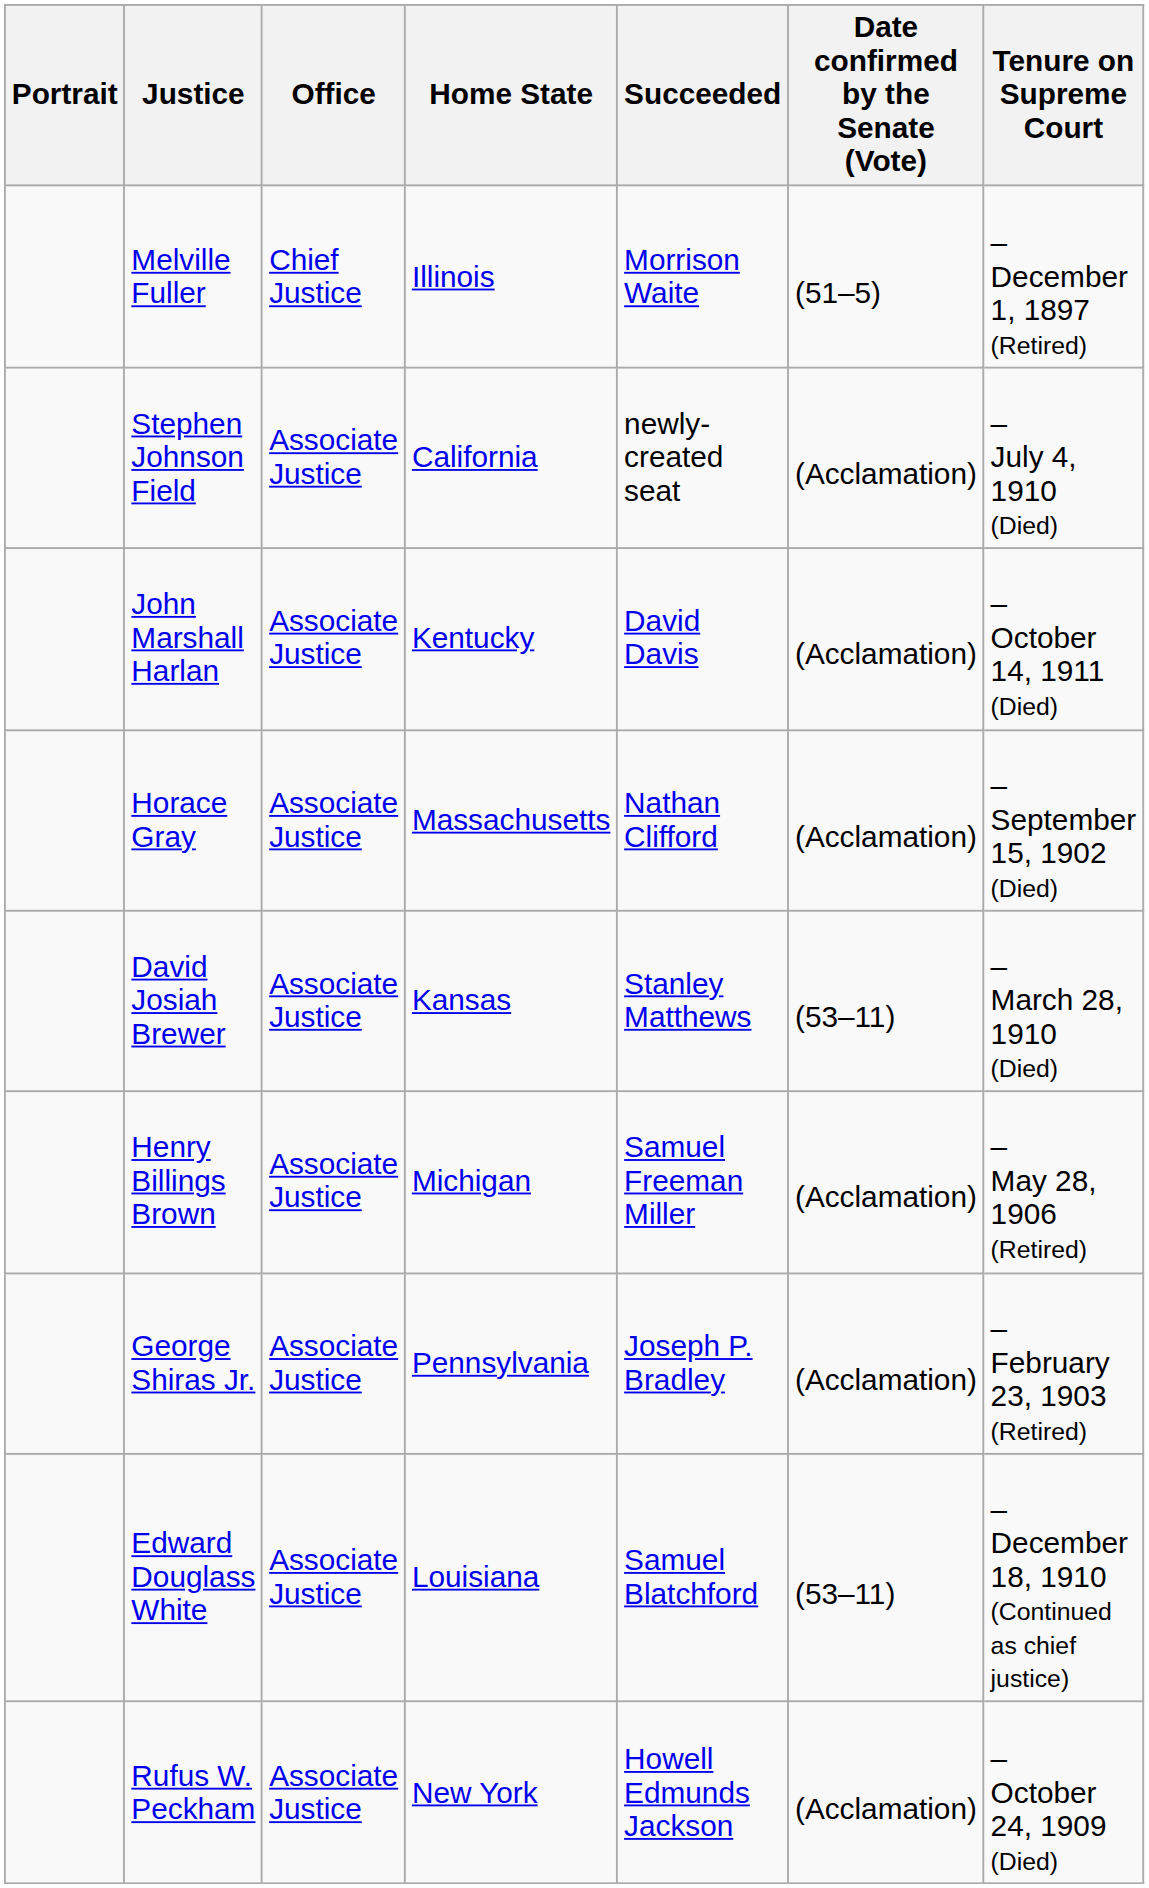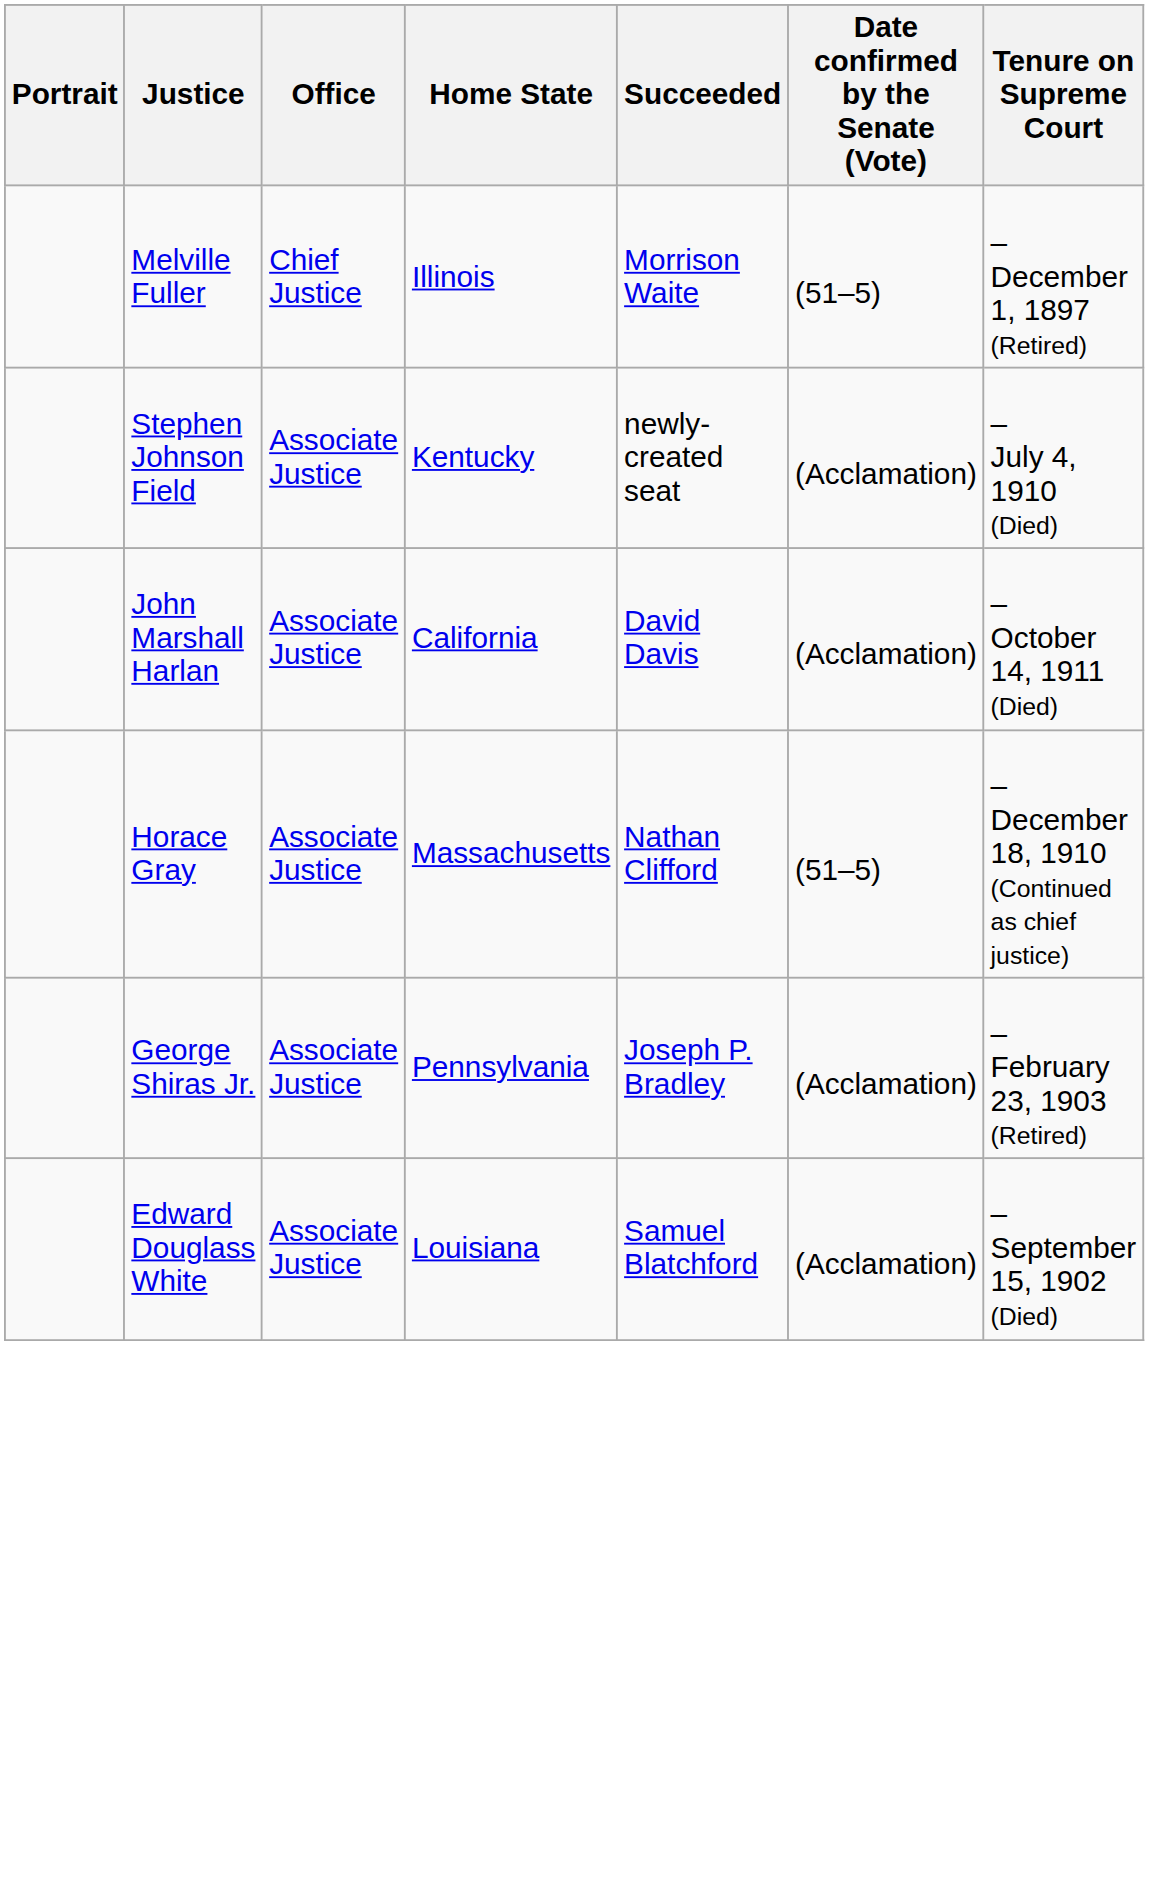(475, 457) California -> (473, 457) Kentucky
(473, 638) Kentucky -> (475, 638) California
(886, 836) (Acclamation) -> (838, 869) (51–5)
(1063, 836) – September 15, 1902 (Died) -> (1059, 869) – December 18, 1910 (Continued as chief justice)
- row: (178, 1000)
- row: (178, 1181)
(845, 1594) (53–11) -> (886, 1265) (Acclamation)
(1059, 1594) – December 18, 1910 (Continued as chief justice) -> (1063, 1265) – September 15, 1902 (Died)
- row: (193, 1792)
